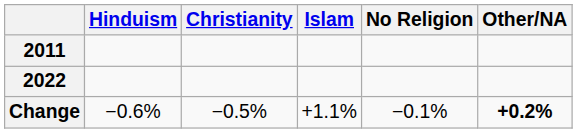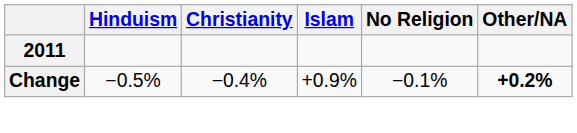- row: (45, 81)
(133, 111) −0.6% -> (133, 81) −0.5%
(239, 111) −0.5% -> (239, 81) −0.4%
(329, 111) +1.1% -> (329, 81) +0.9%
